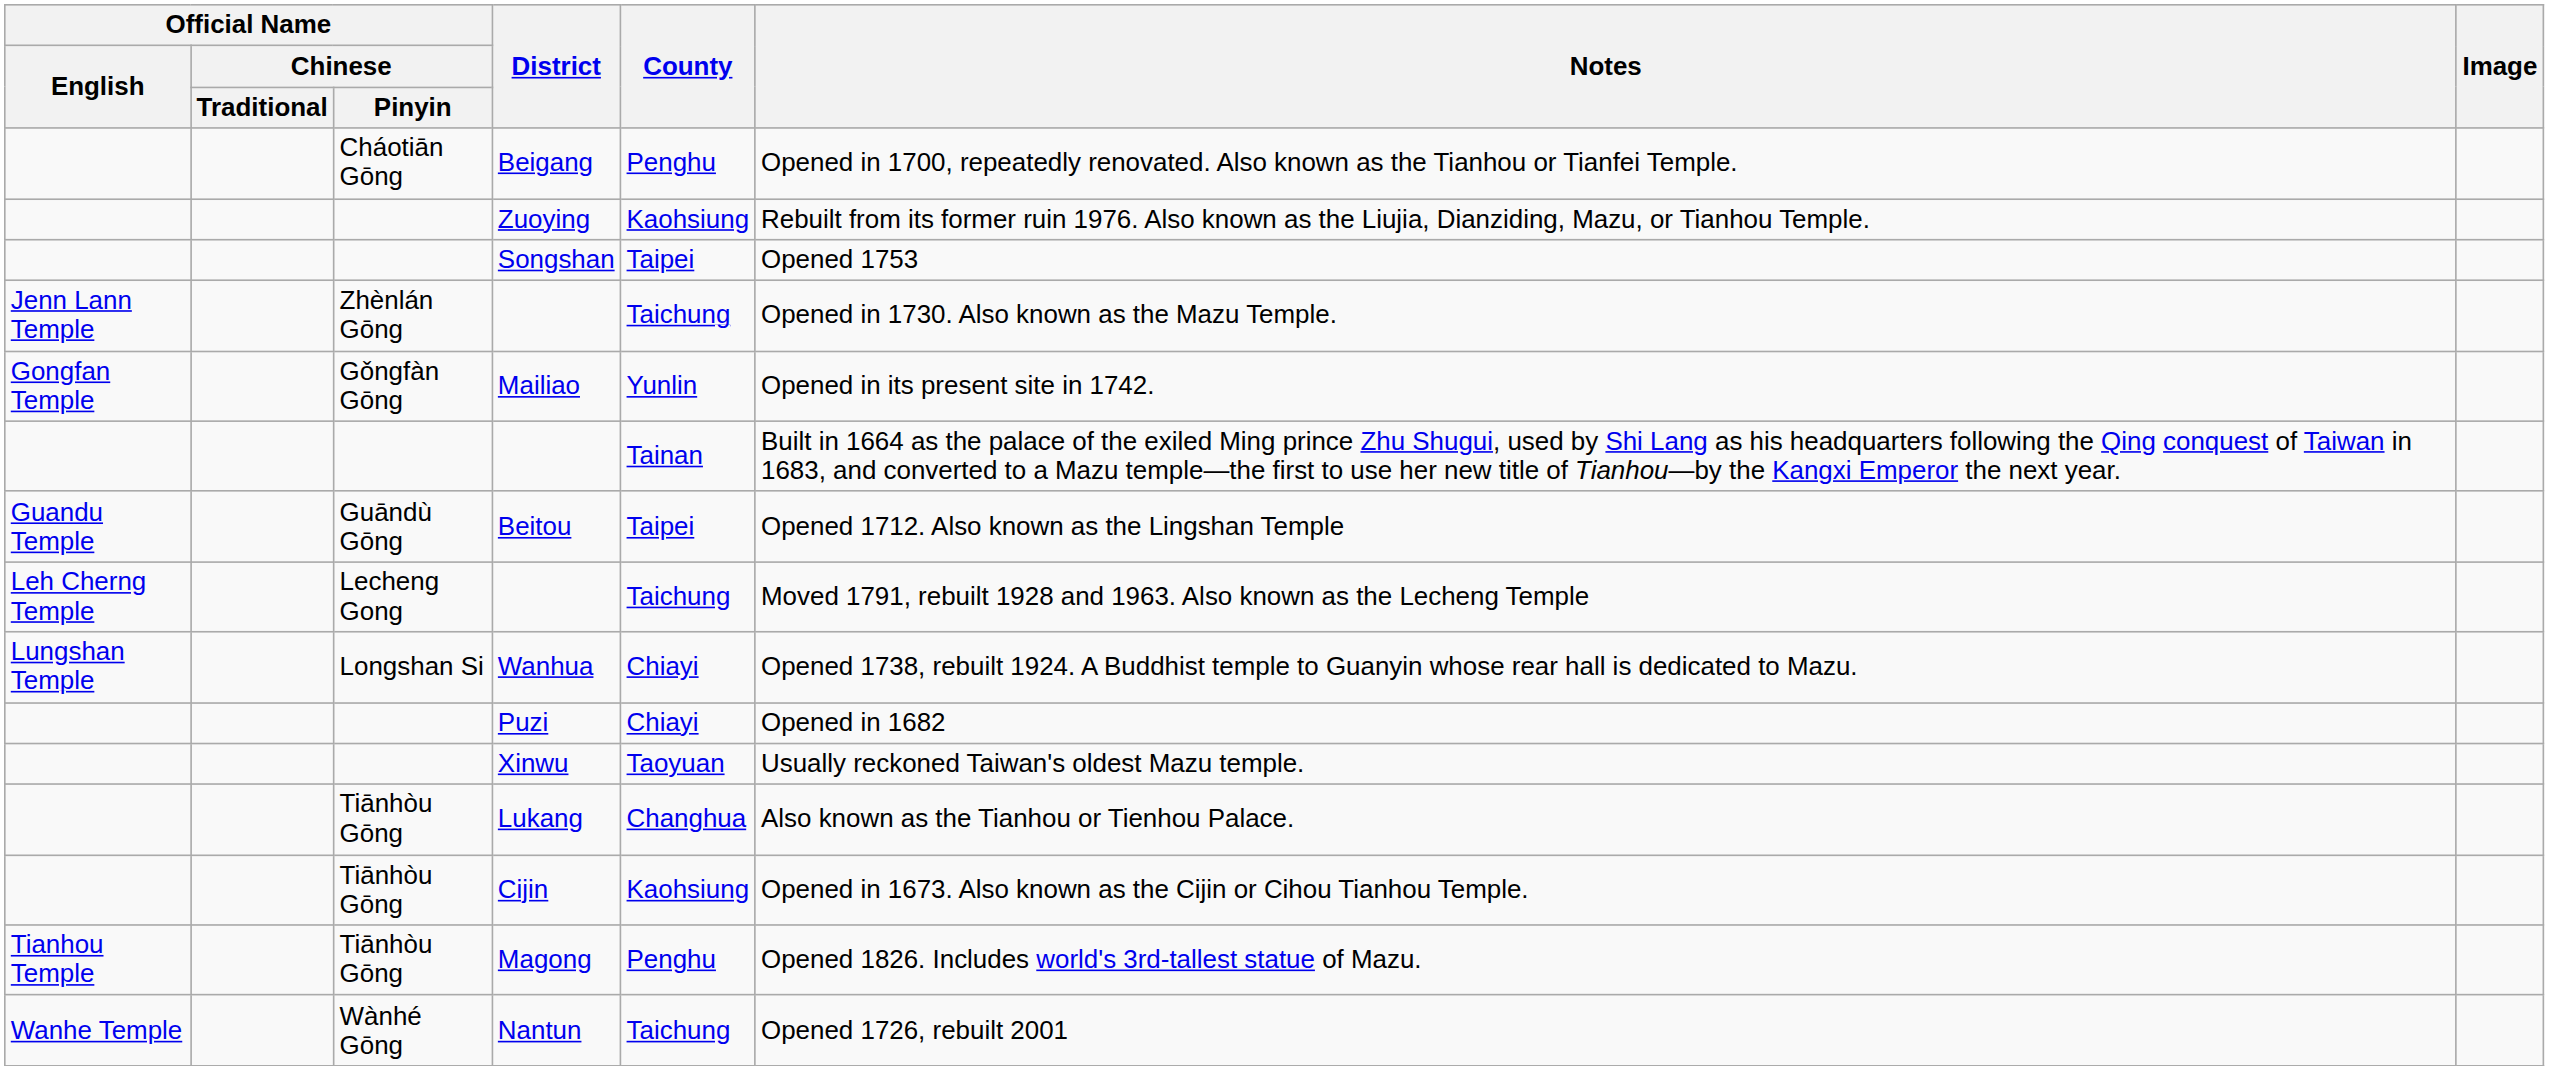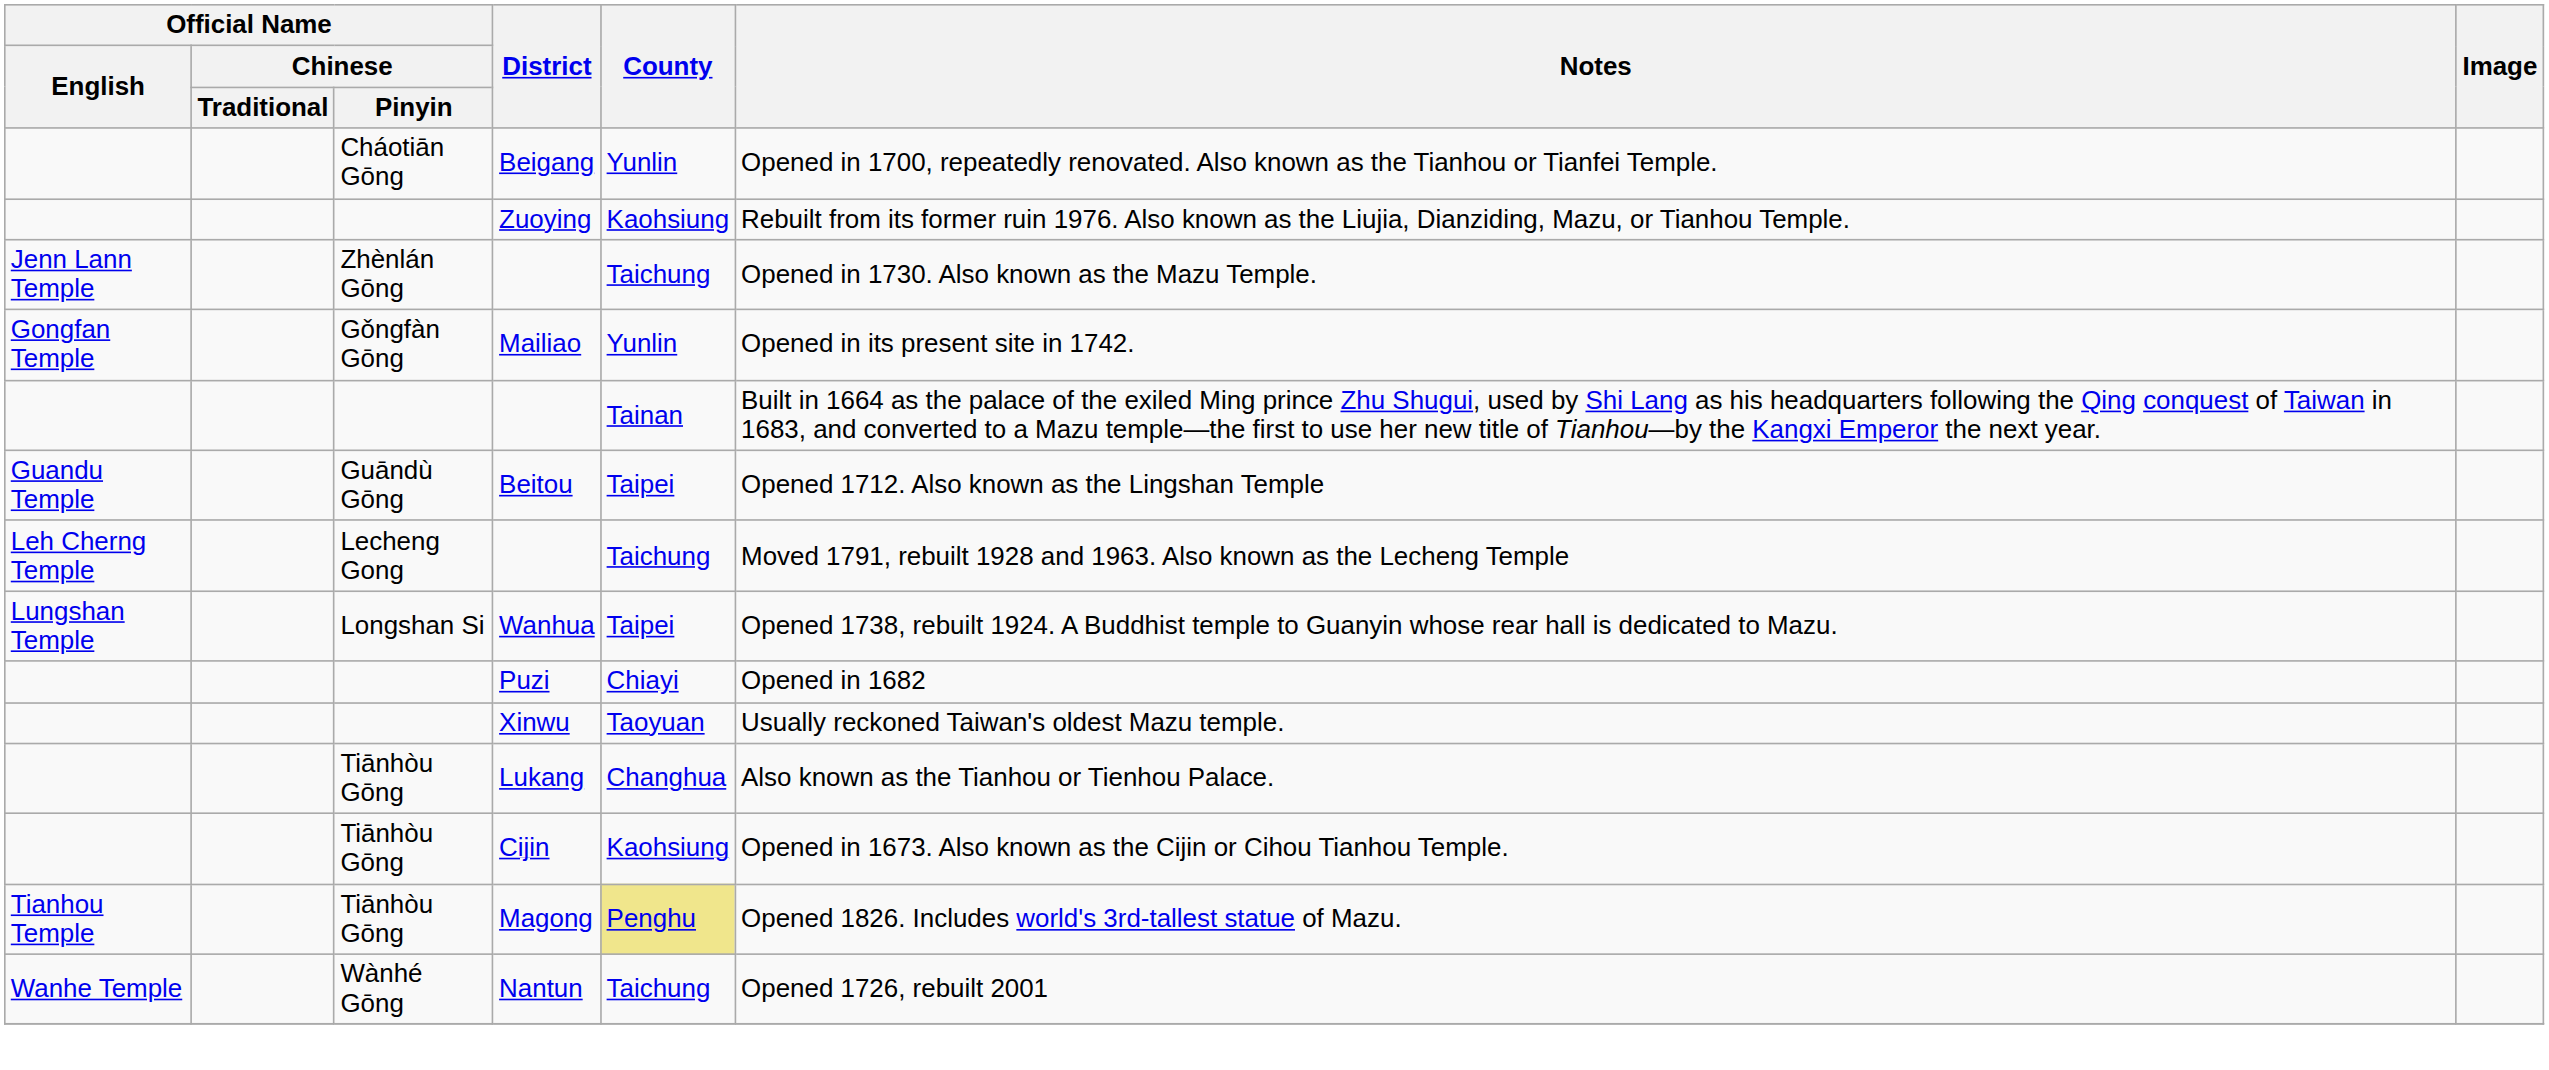(671, 162) Penghu -> (642, 162) Yunlin
- row: (413, 260)
(663, 666) Chiayi -> (640, 625) Taipei
(671, 959) no background -> (651, 918) khaki background
